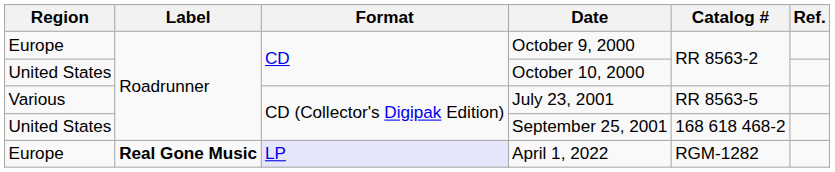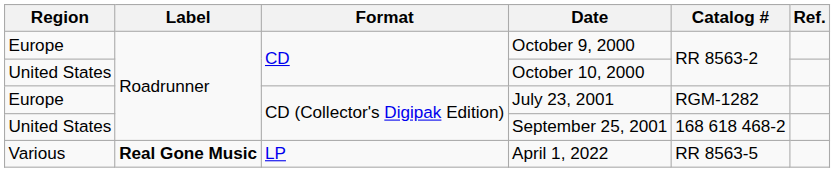(37, 99) Various -> (36, 99) Europe
(717, 99) RR 8563-5 -> (717, 99) RGM-1282
(36, 153) Europe -> (37, 153) Various
(275, 153) lavender background -> (275, 153) no background
(717, 153) RGM-1282 -> (717, 153) RR 8563-5
